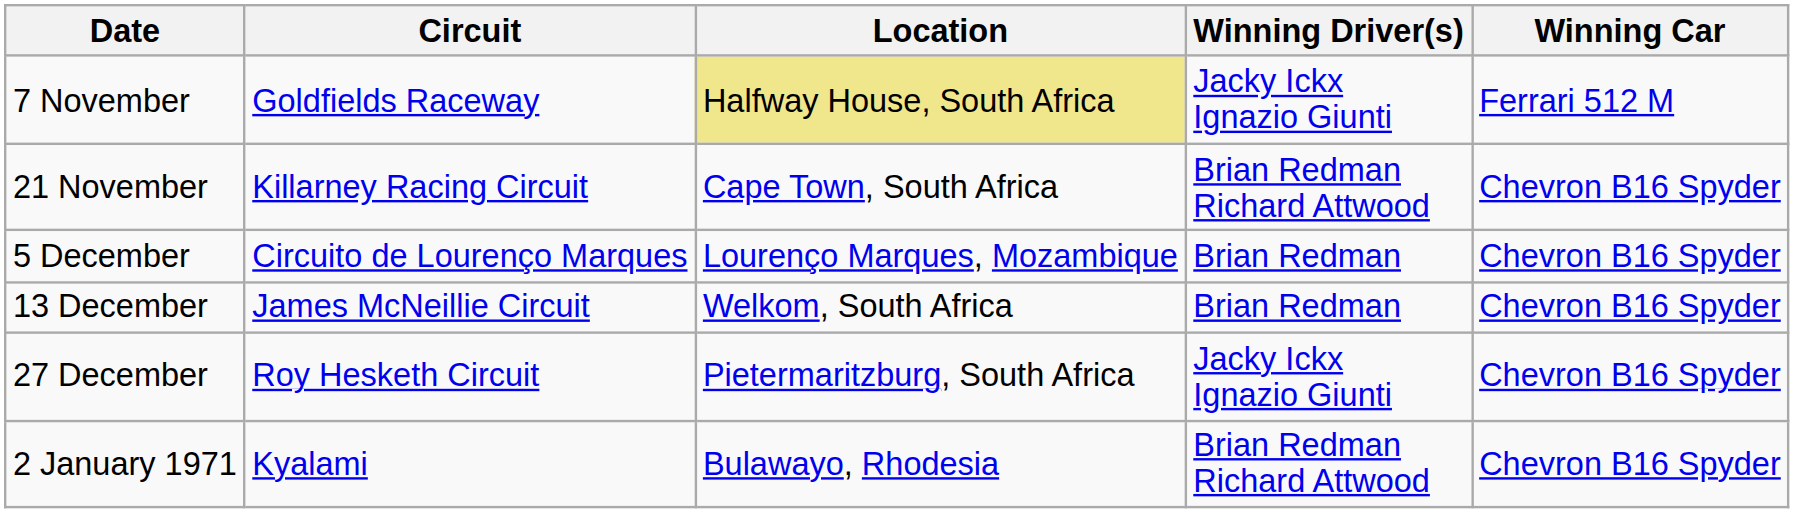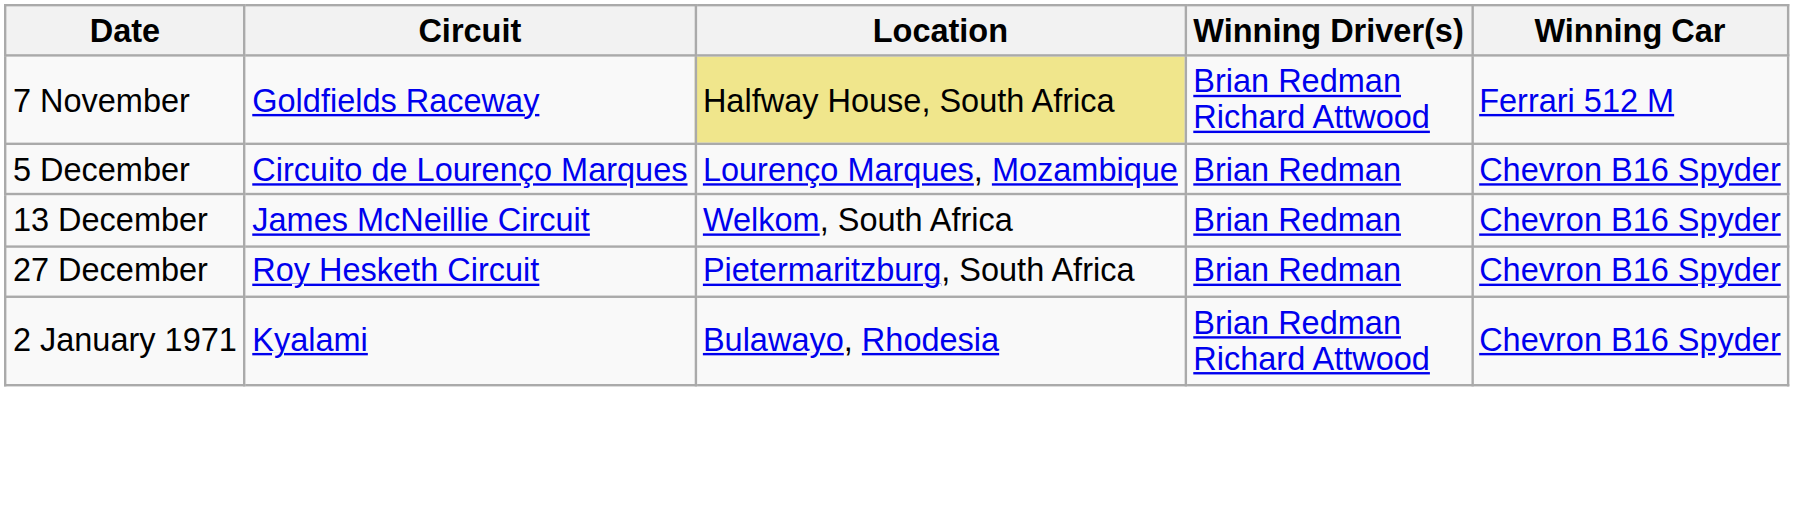(1293, 100) Jacky Ickx Ignazio Giunti -> (1312, 100) Brian Redman Richard Attwood
- row: (110, 187)
(1293, 376) Jacky Ickx Ignazio Giunti -> (1297, 271) Brian Redman
